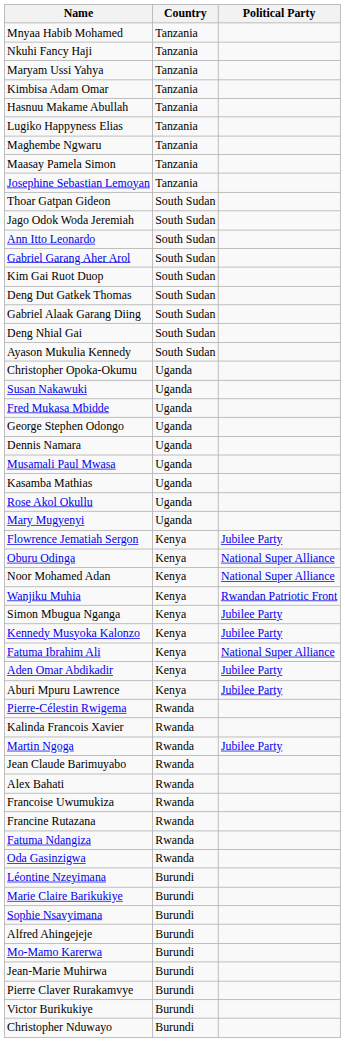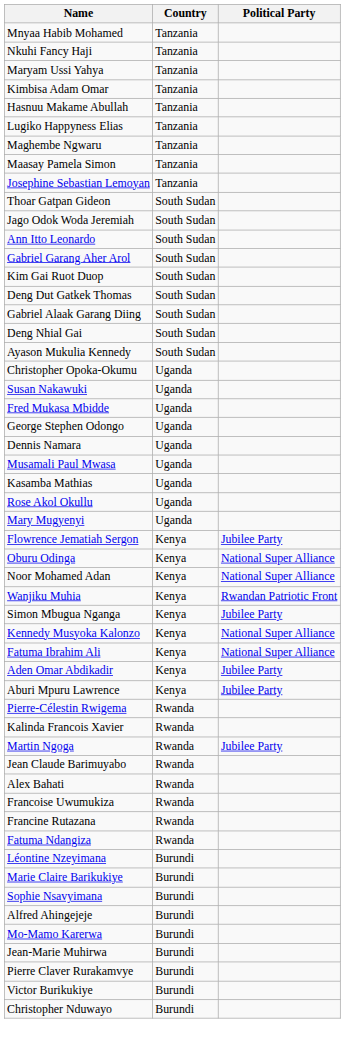(252, 633) Jubilee Party -> (278, 633) National Super Alliance
- row: (46, 858)
